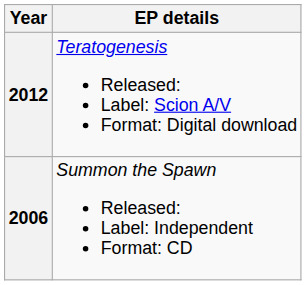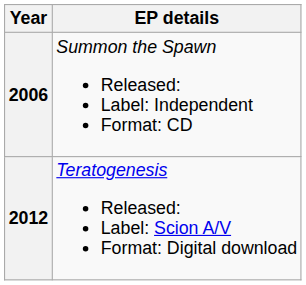rows swapped: (28, 218) <-> (28, 94)
